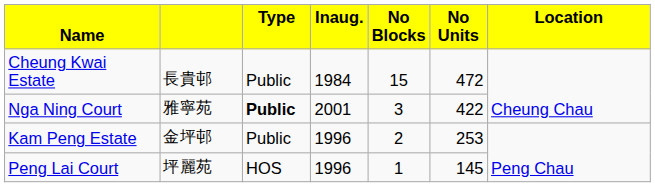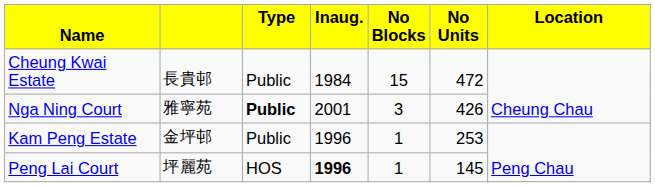(470, 110) 422 -> (470, 110) 426
(399, 139) 2 -> (399, 139) 1
(333, 168) normal -> (333, 168) bold
